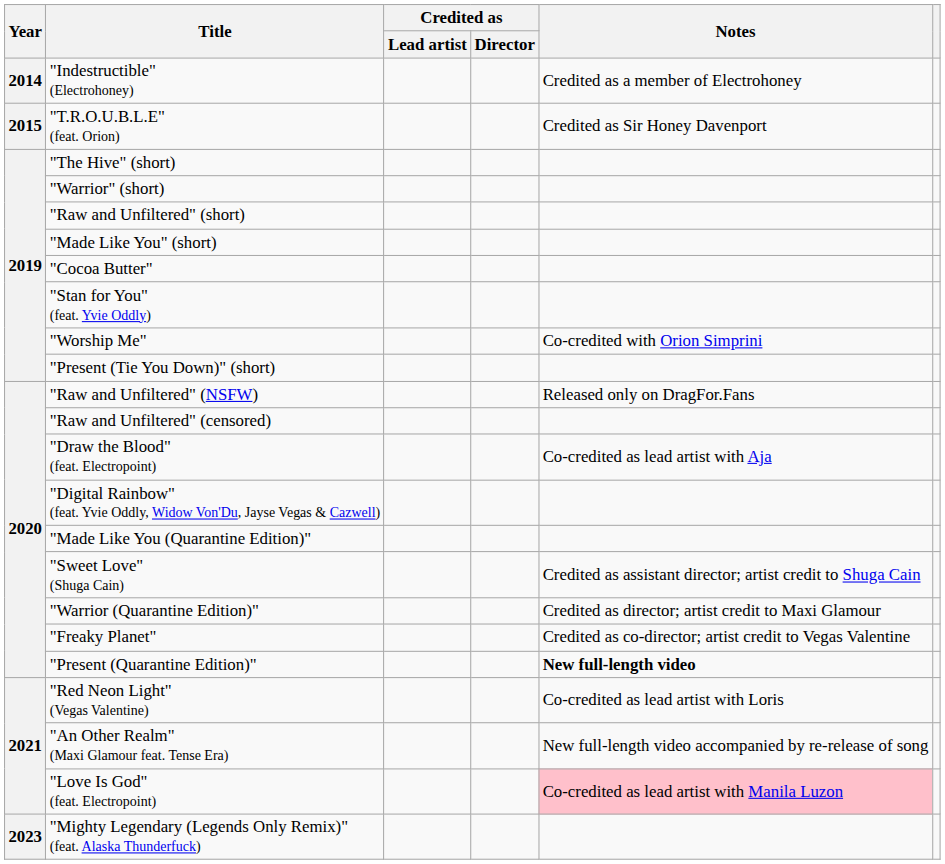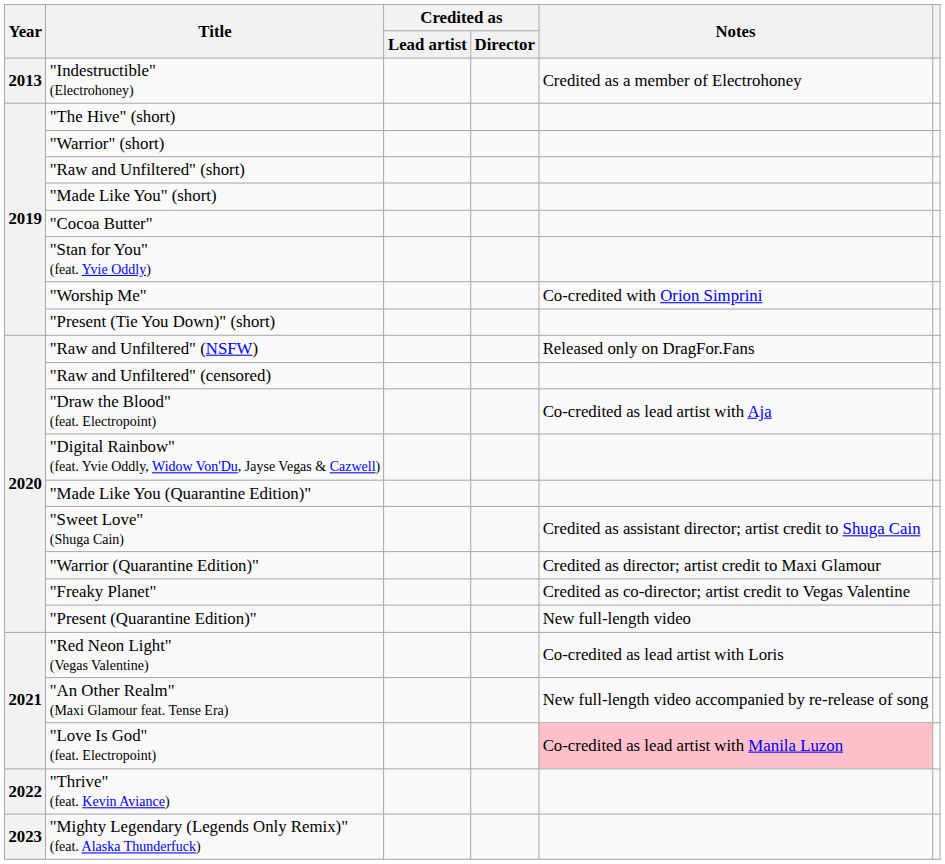(25, 80) 2014 -> (25, 80) 2013
- row: (107, 126)
(619, 664) bold -> (617, 618) normal
+ row: (110, 791)
